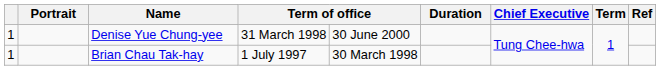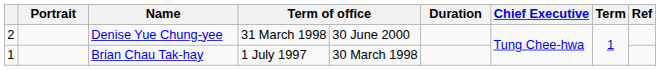(11, 34) 1 -> (11, 34) 2
